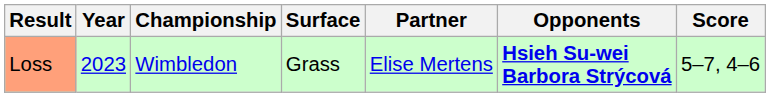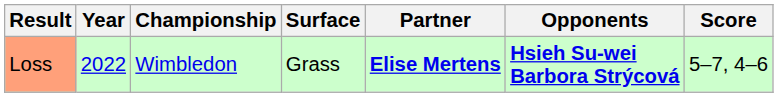(103, 64) 2023 -> (103, 64) 2022
(431, 64) normal -> (435, 64) bold
